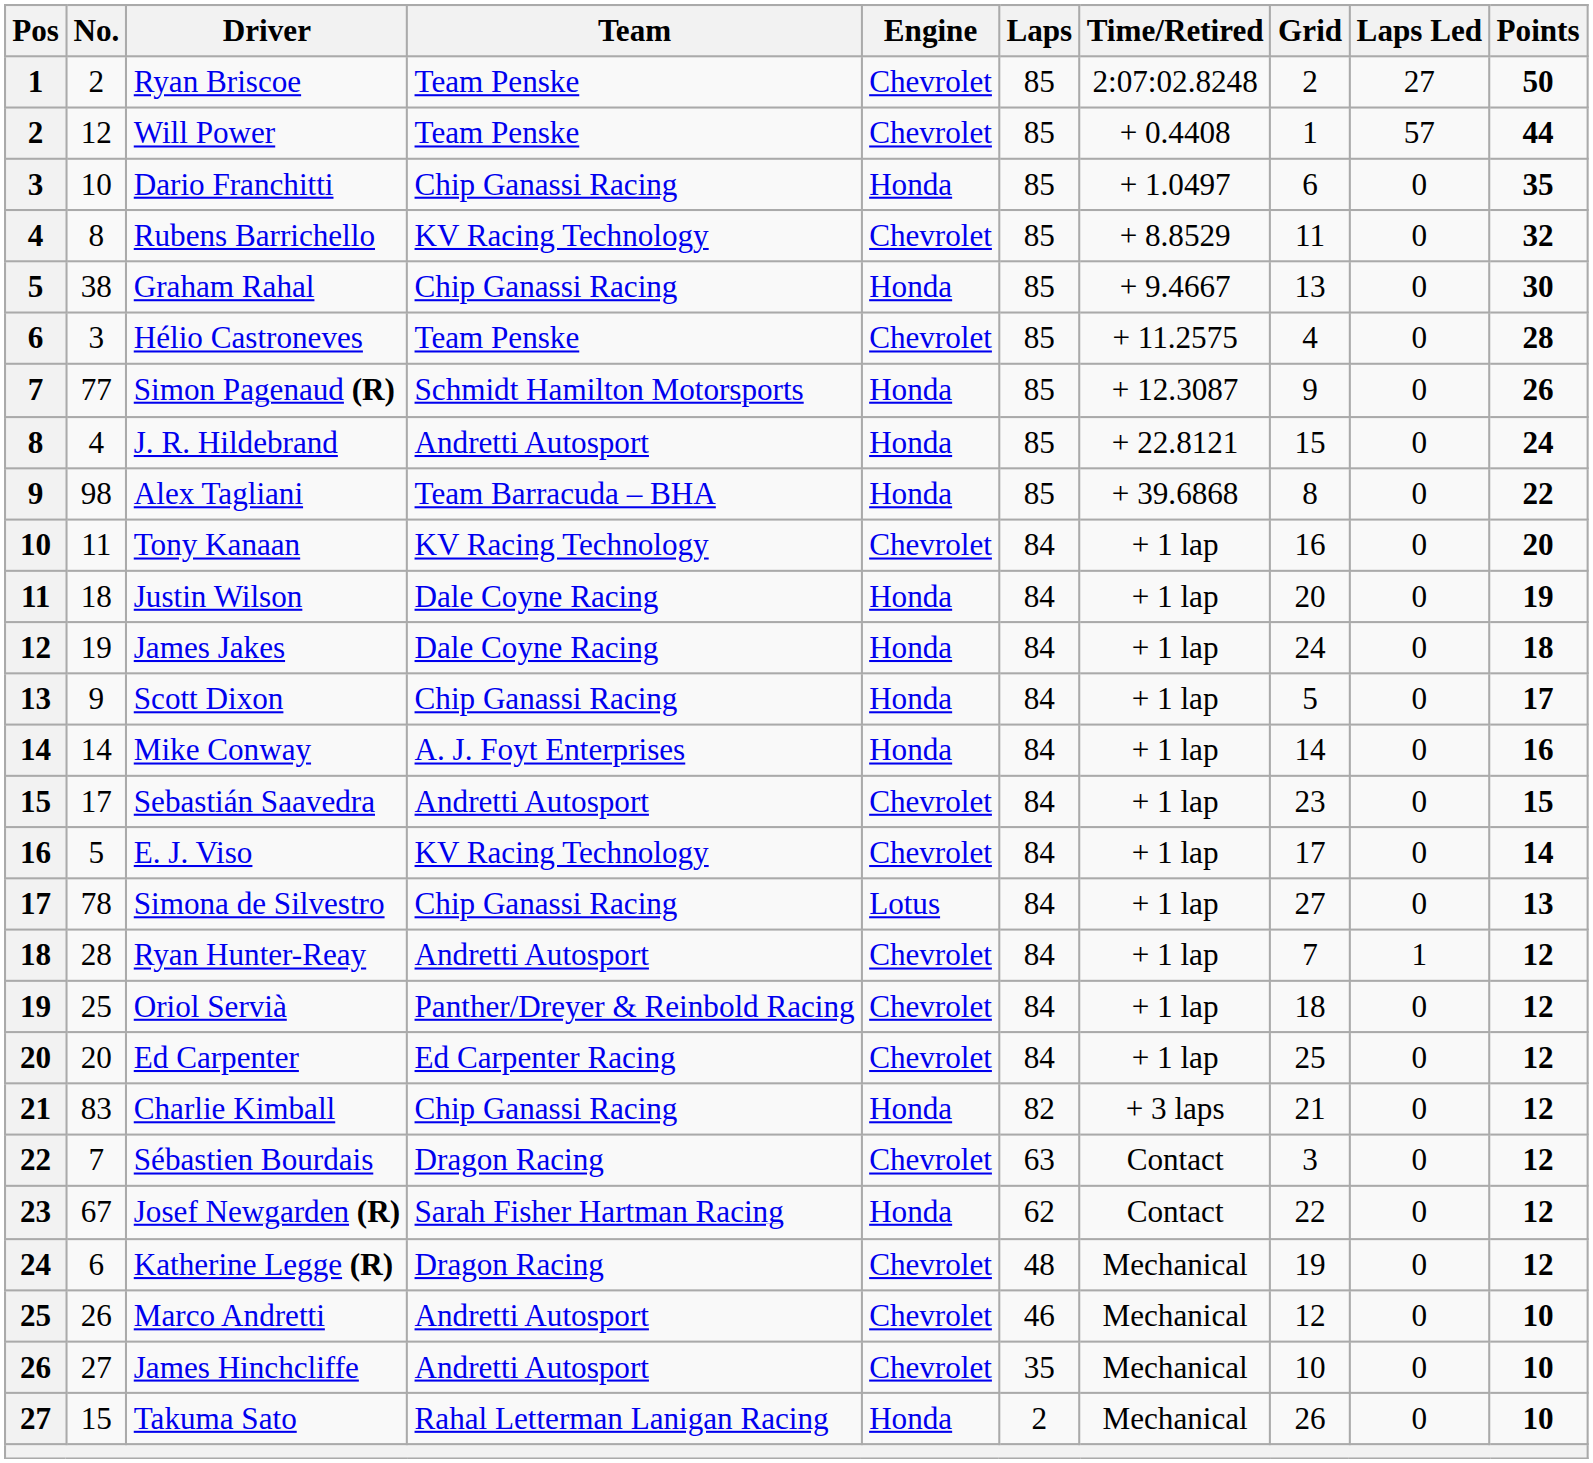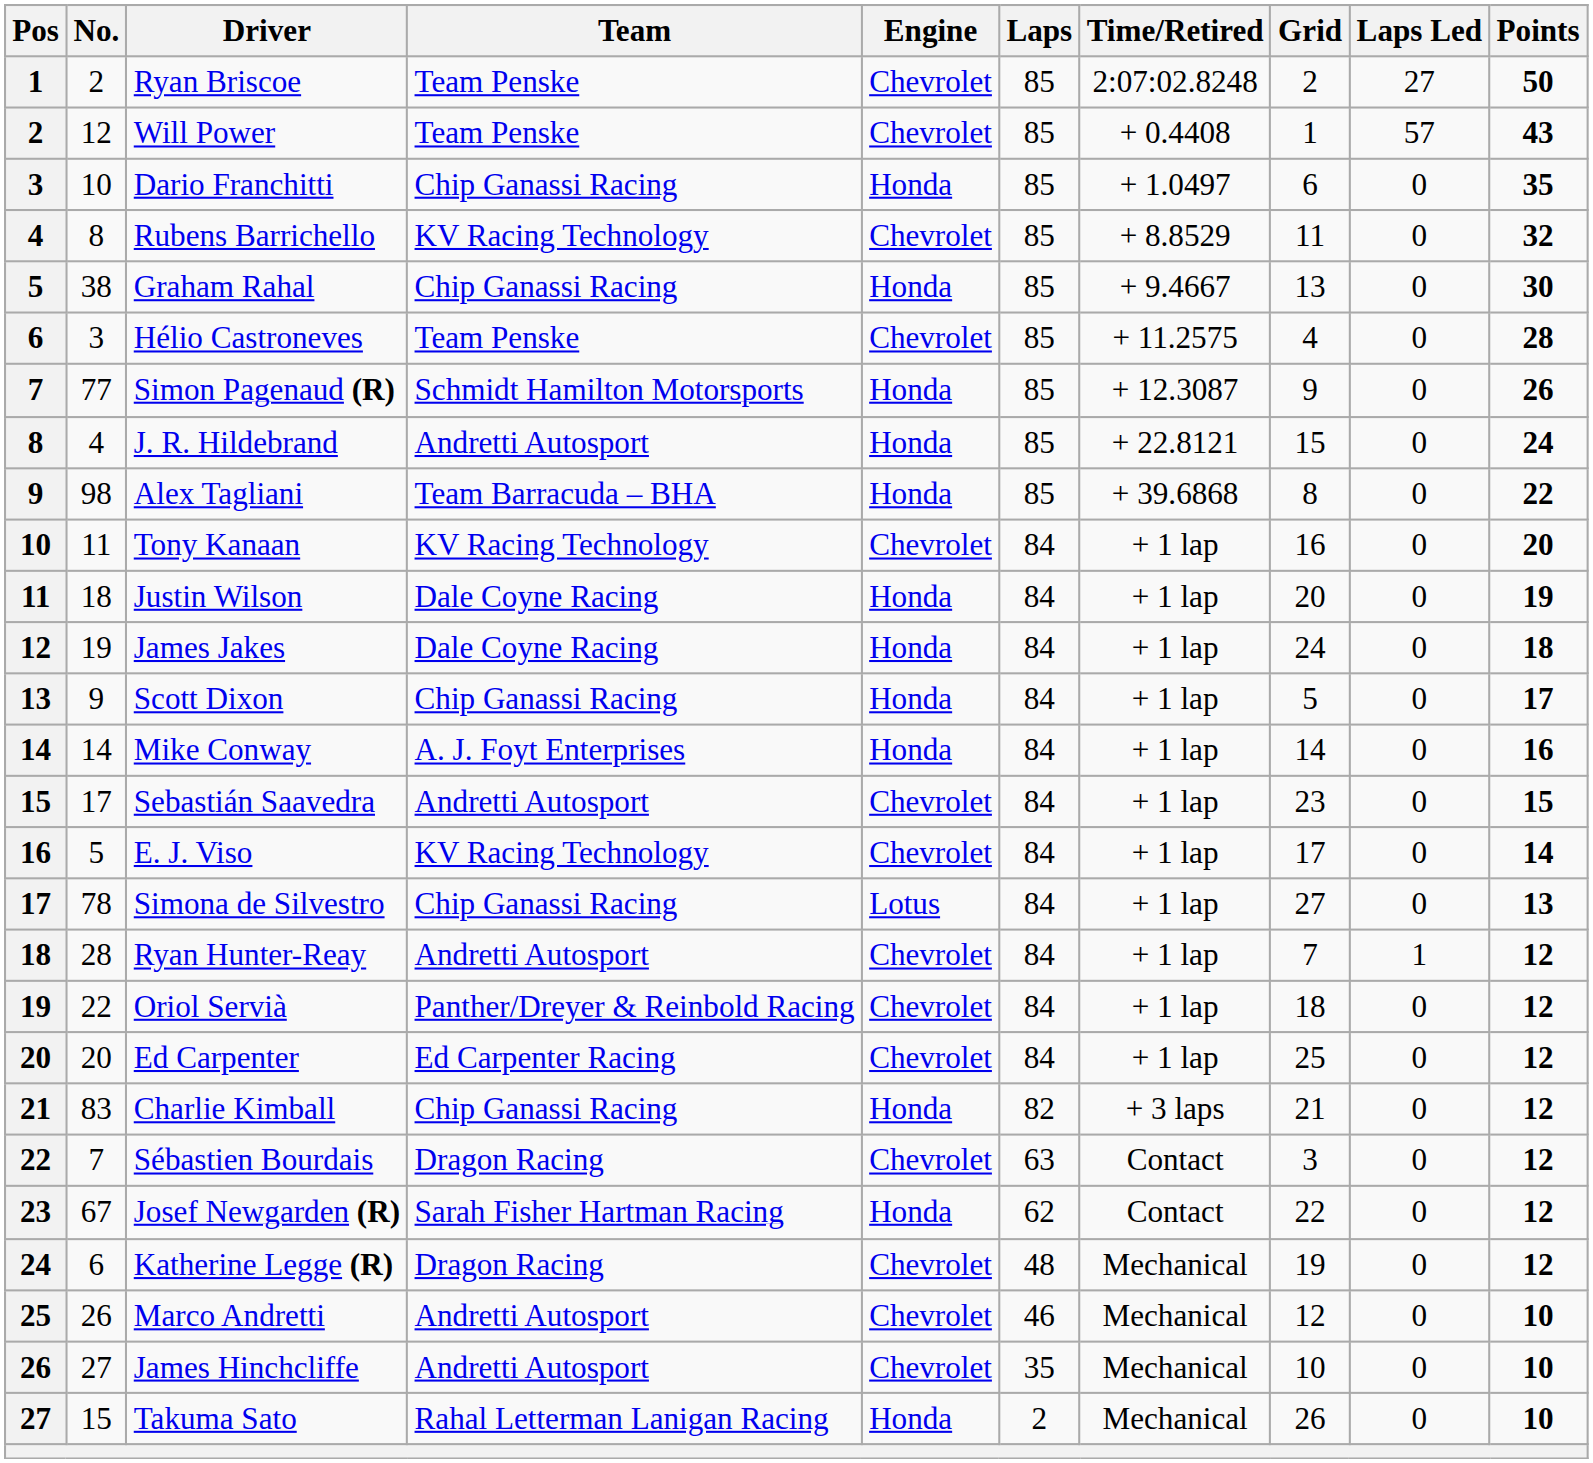(1538, 133) 44 -> (1538, 133) 43
(96, 1006) 25 -> (96, 1006) 22
